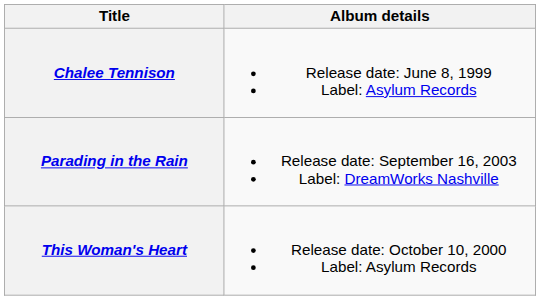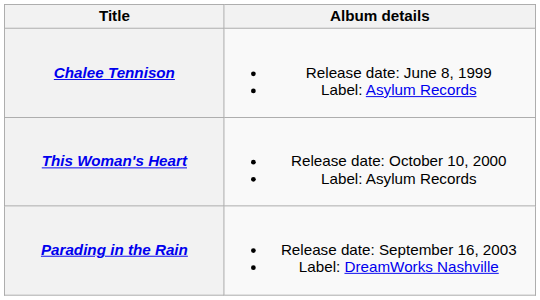rows swapped: (114, 250) <-> (114, 161)
